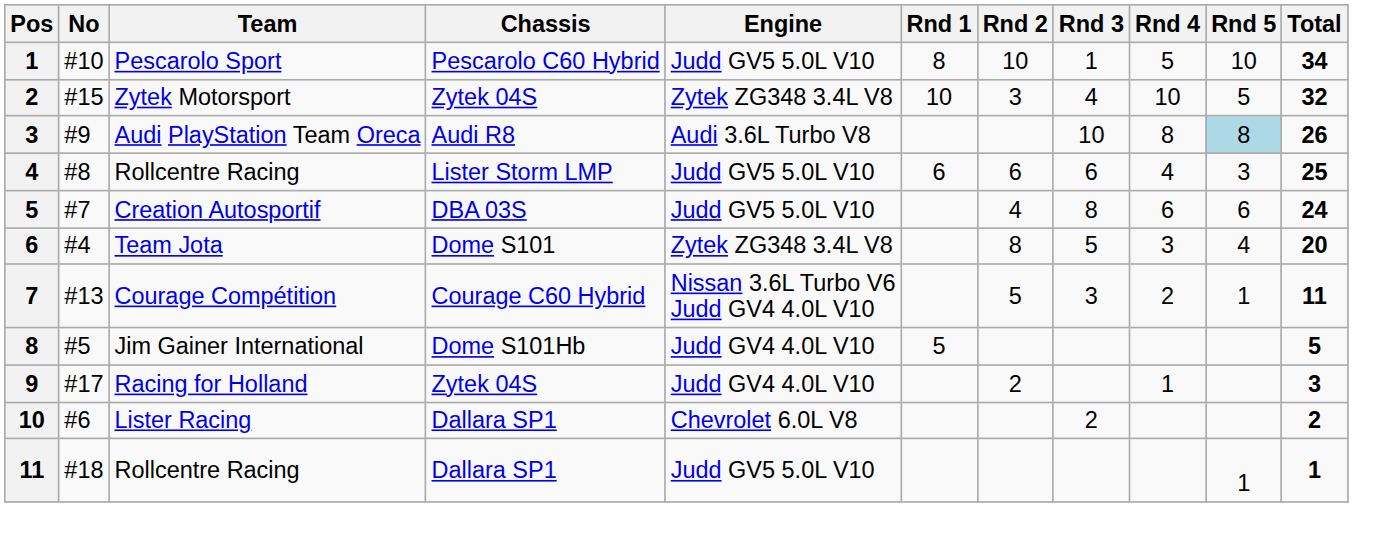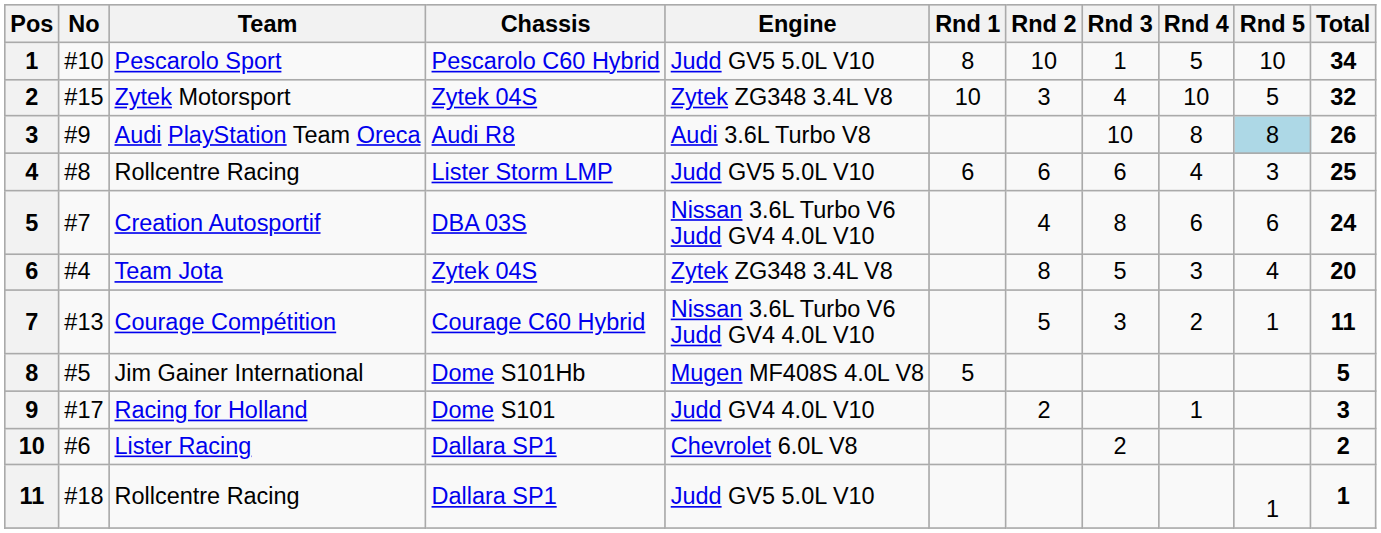(773, 209) Judd GV5 5.0L V10 -> (783, 222) Nissan 3.6L Turbo V6 Judd GV4 4.0L V10
(493, 246) Dome S101 -> (484, 272) Zytek 04S
(773, 346) Judd GV4 4.0L V10 -> (797, 373) Mugen MF408S 4.0L V8
(484, 384) Zytek 04S -> (493, 410) Dome S101
